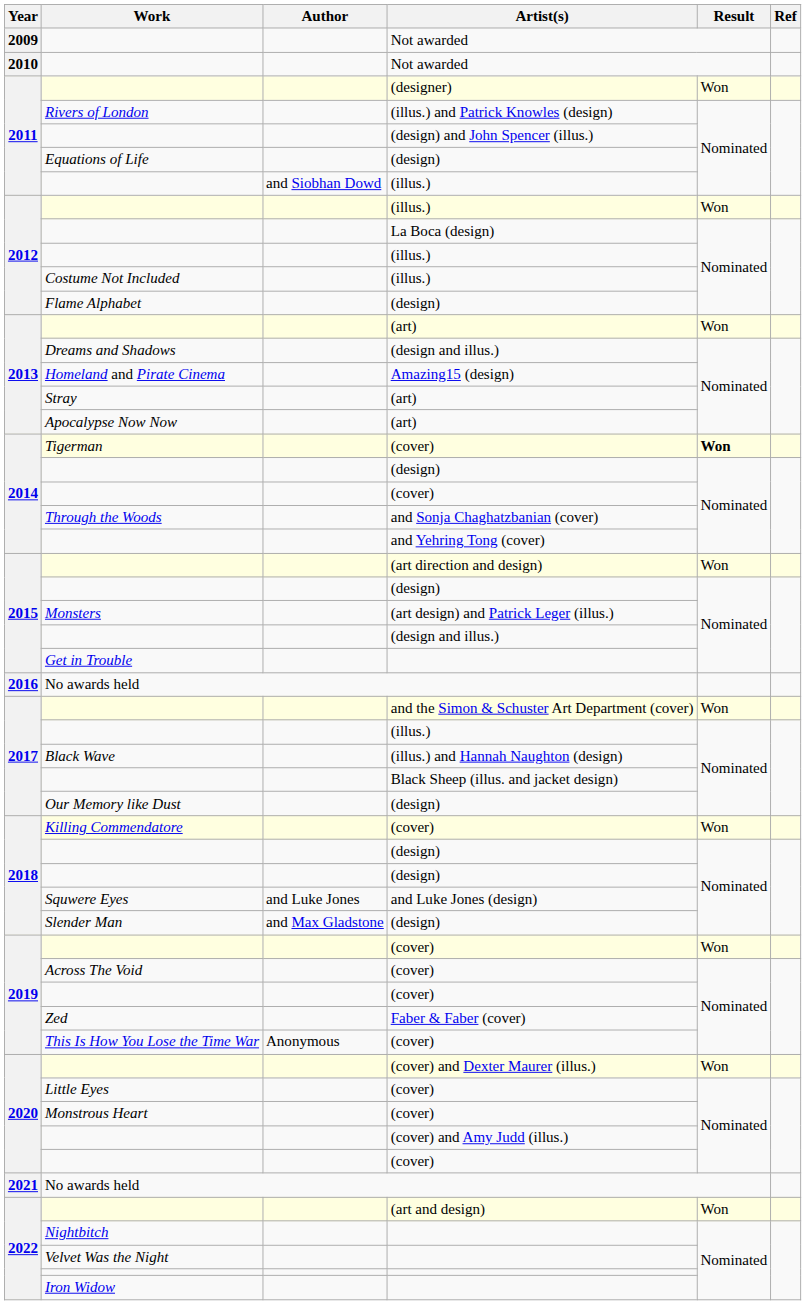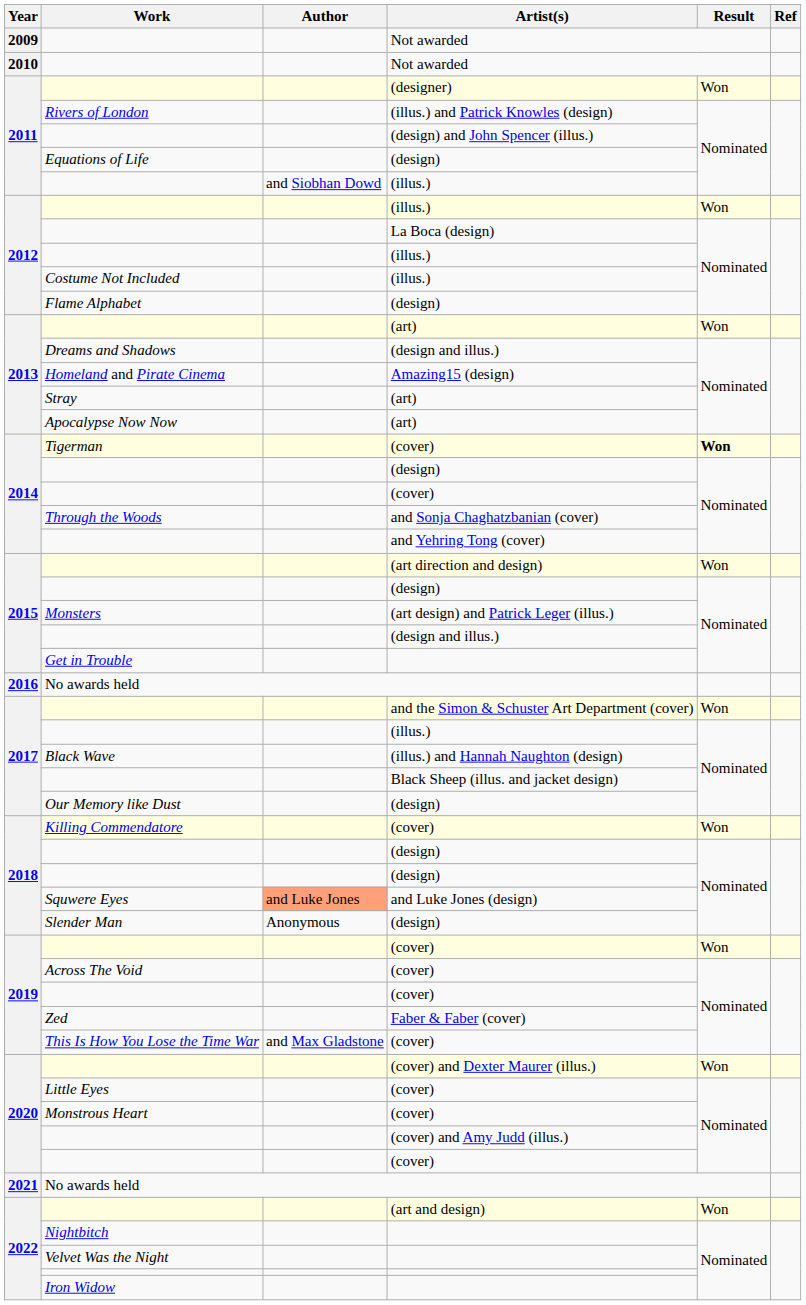(313, 898) no background -> (313, 898) lightsalmon background
(325, 922) and Max Gladstone -> (303, 922) Anonymous
(303, 1042) Anonymous -> (325, 1042) and Max Gladstone
